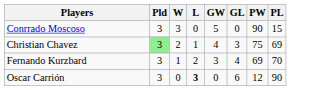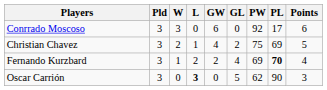+ column: (304, 12)
(216, 28) 5 -> (216, 28) 6
(257, 28) 90 -> (257, 28) 92
(277, 28) 15 -> (277, 28) 17
(160, 45) lightgreen background -> (160, 45) no background
(237, 45) 3 -> (237, 45) 2
(216, 61) 3 -> (216, 61) 2
(277, 61) normal -> (277, 61) bold
(237, 77) 6 -> (237, 77) 5
(257, 77) 12 -> (257, 77) 62
